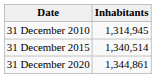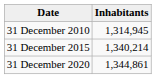(127, 47) 1,340,514 -> (127, 47) 1,340,214
